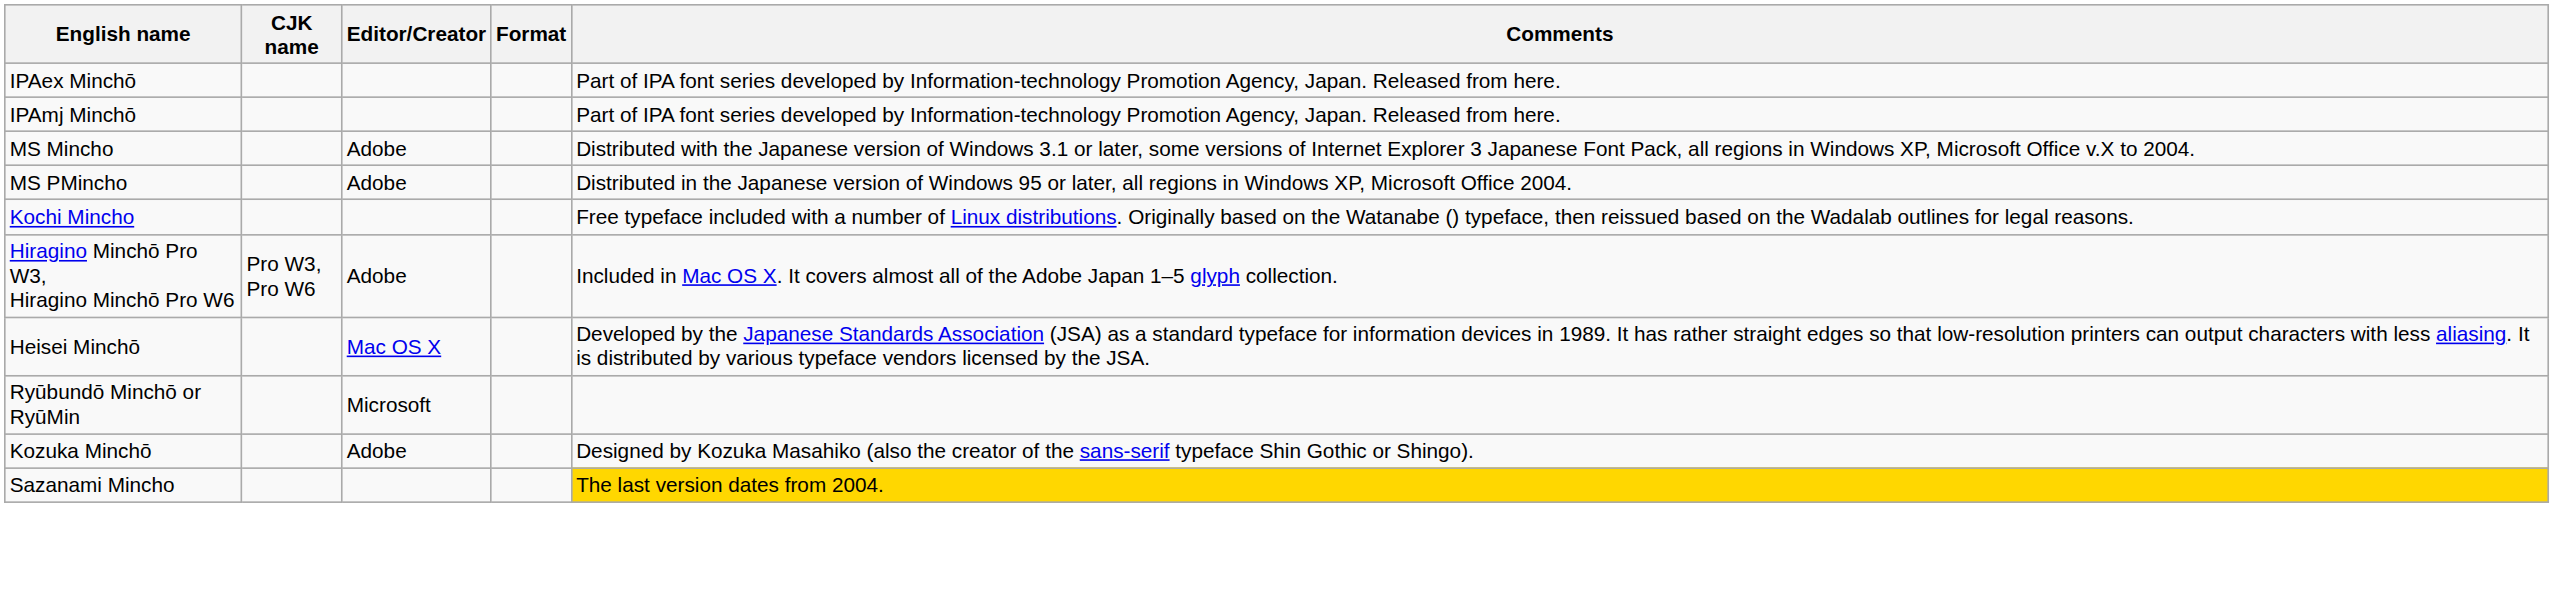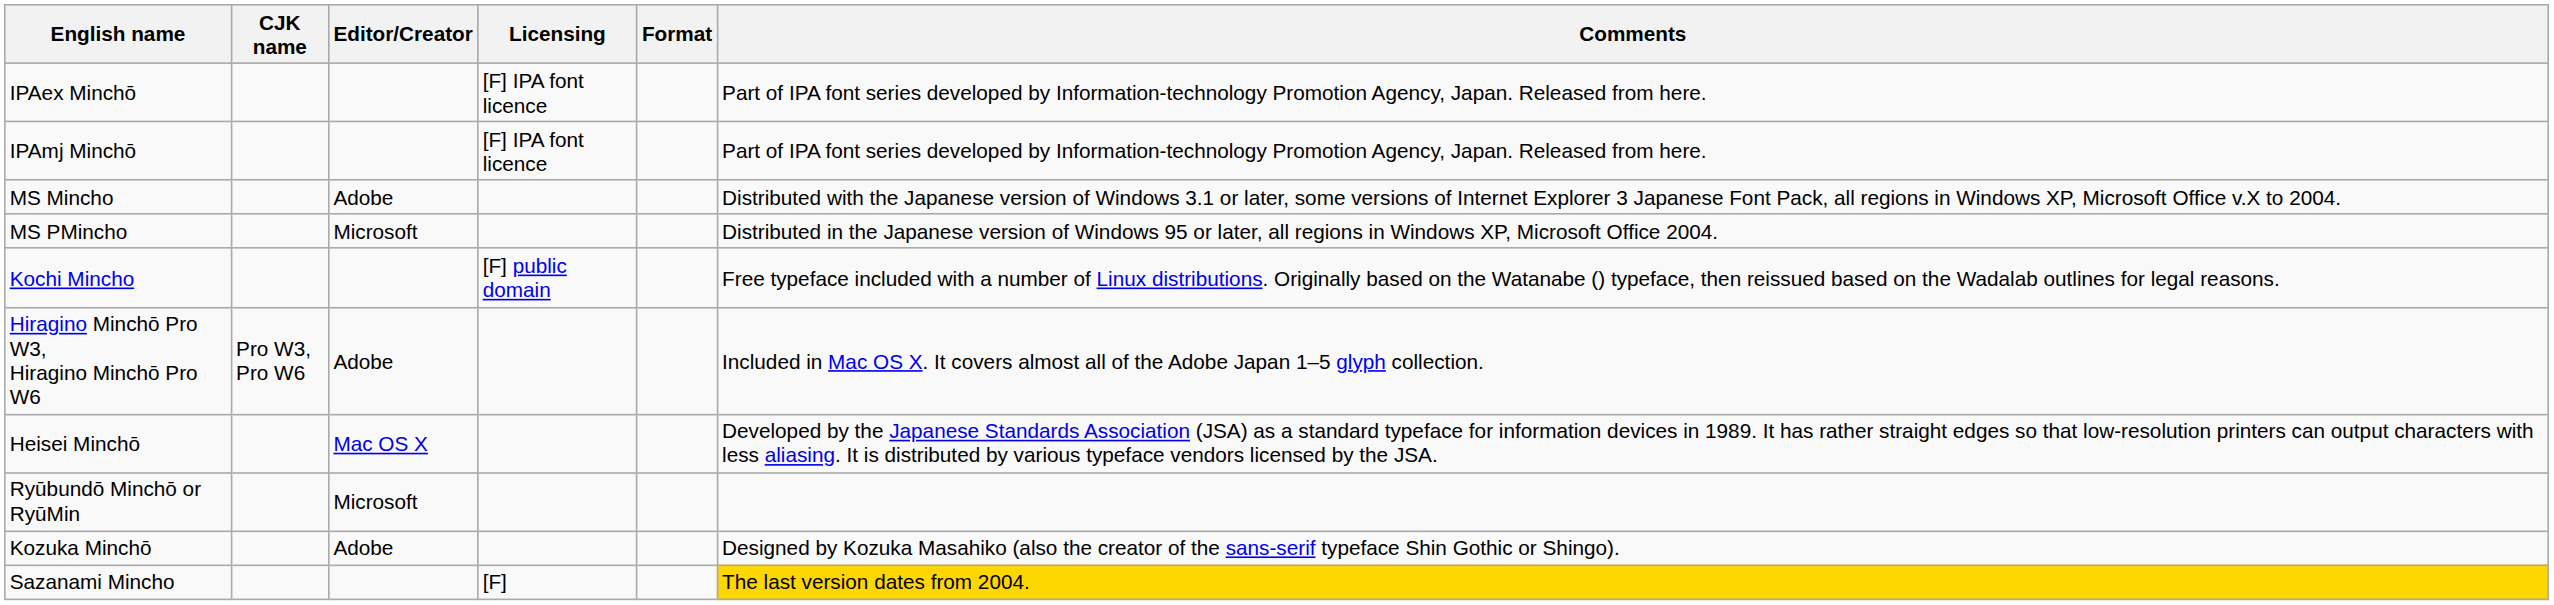+ column: (557, 34)
(377, 183) Adobe -> (375, 231) Microsoft
